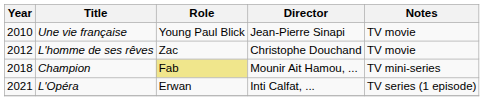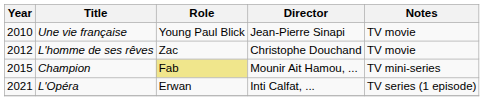(20, 68) 2018 -> (20, 68) 2015
